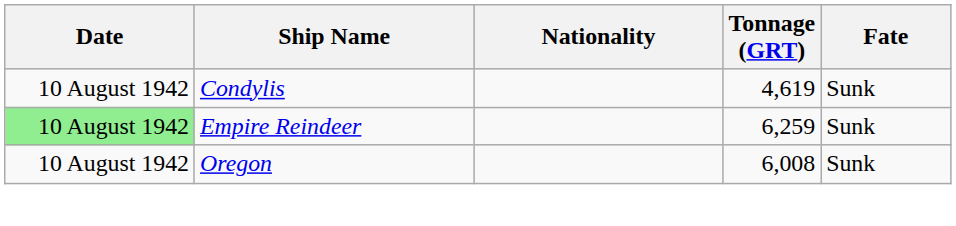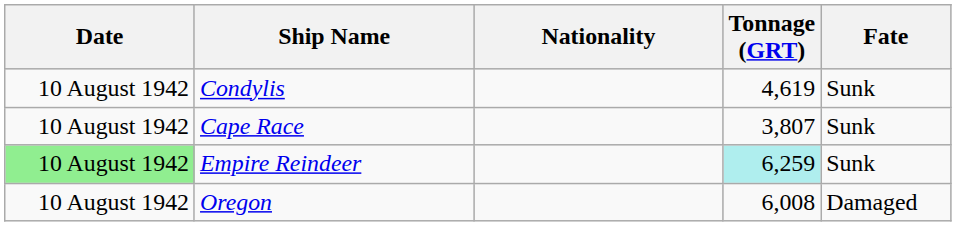+ row: (252, 125)
(788, 125) no background -> (788, 163) paleturquoise background
(851, 163) Sunk -> (872, 201) Damaged
